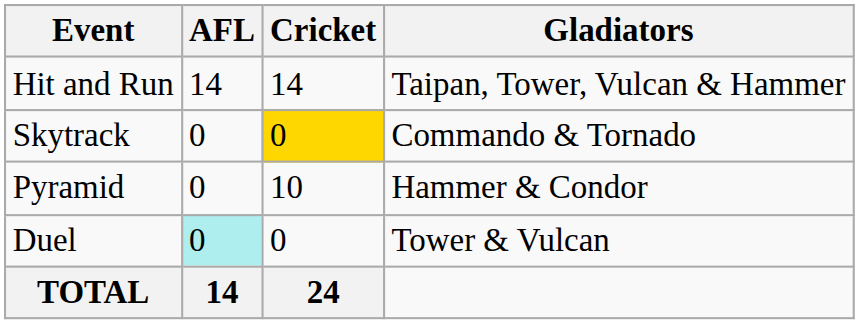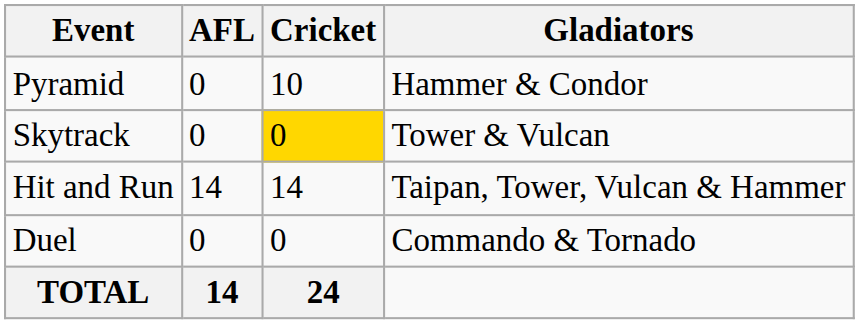rows swapped: (68, 187) <-> (93, 82)
(544, 135) Commando & Tornado -> (501, 135) Tower & Vulcan
(197, 239) paleturquoise background -> (197, 239) no background
(501, 239) Tower & Vulcan -> (544, 239) Commando & Tornado
